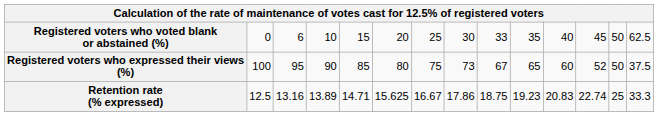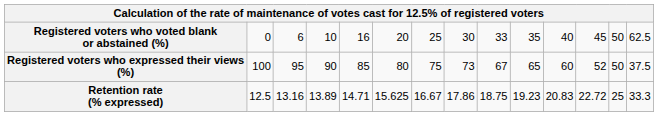(363, 37) 15 -> (363, 37) 16
(592, 97) 22.74 -> (592, 97) 22.72
